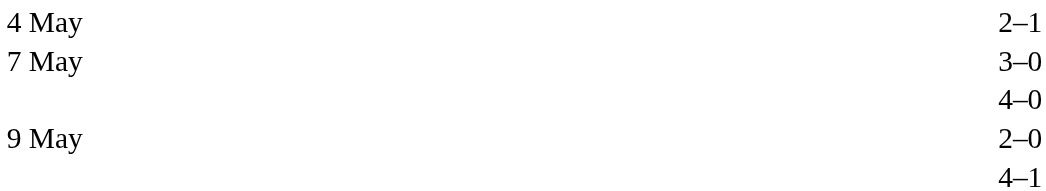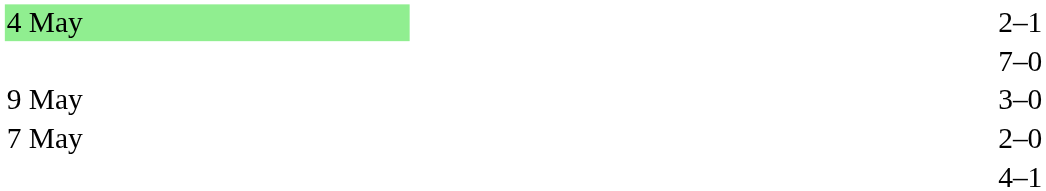(45, 22) no background -> (45, 22) lightgreen background
+ row: (1020, 60)
(45, 60) 7 May -> (45, 99) 9 May
- row: (1020, 99)
(45, 138) 9 May -> (45, 138) 7 May
